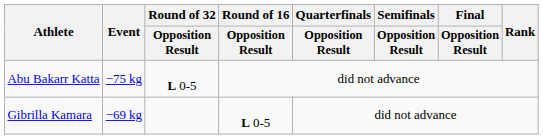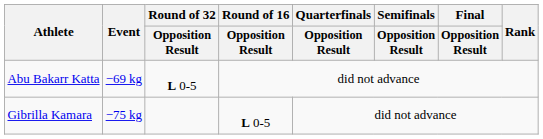(124, 79) −75 kg -> (124, 79) −69 kg
(124, 115) −69 kg -> (124, 115) −75 kg
